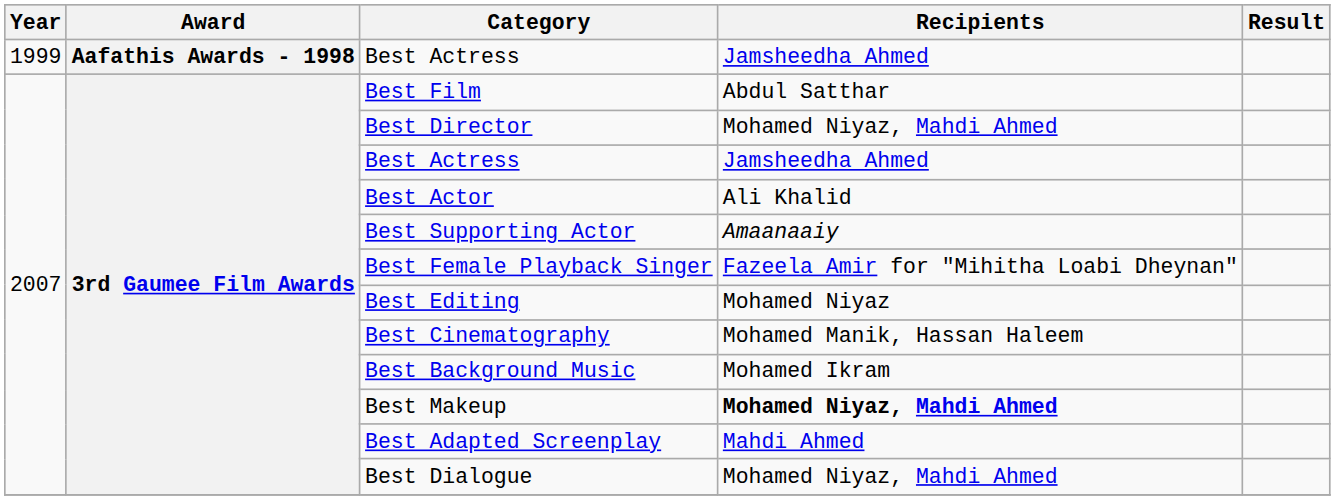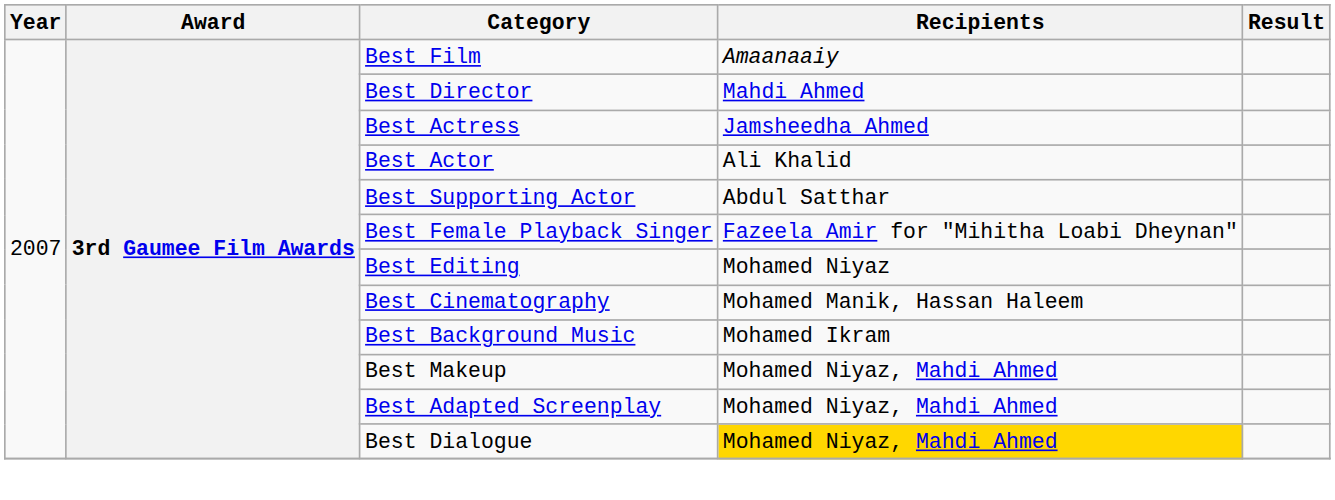- row: (36, 57)
(807, 92) Abdul Satthar -> (781, 57) Amaanaaiy
(890, 127) Mohamed Niyaz, Mahdi Ahmed -> (794, 92) Mahdi Ahmed
(781, 232) Amaanaaiy -> (807, 197) Abdul Satthar
(890, 407) bold -> (890, 372) normal
(794, 442) Mahdi Ahmed -> (890, 407) Mohamed Niyaz, Mahdi Ahmed
(890, 477) no background -> (890, 442) gold background
